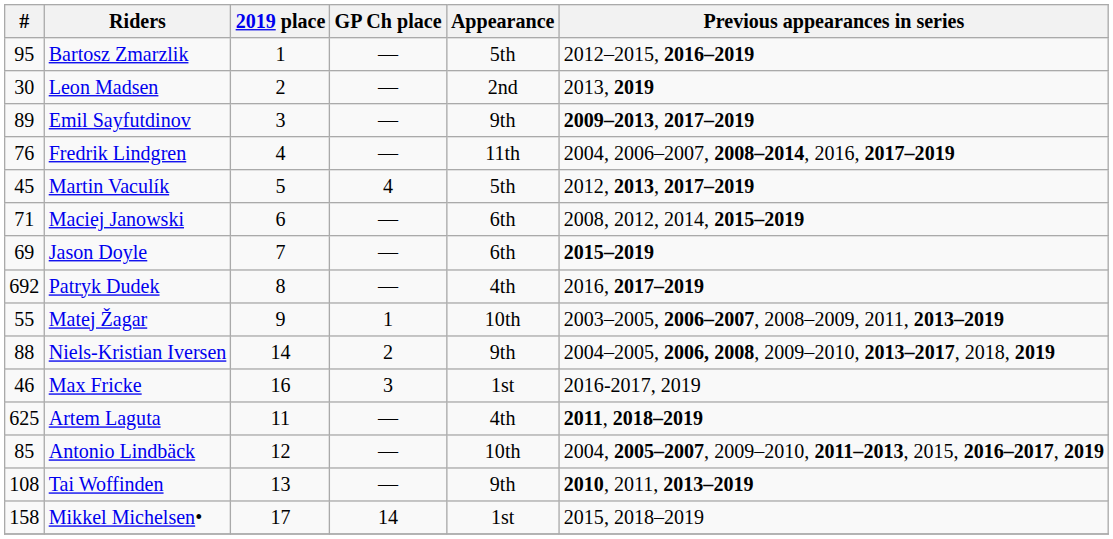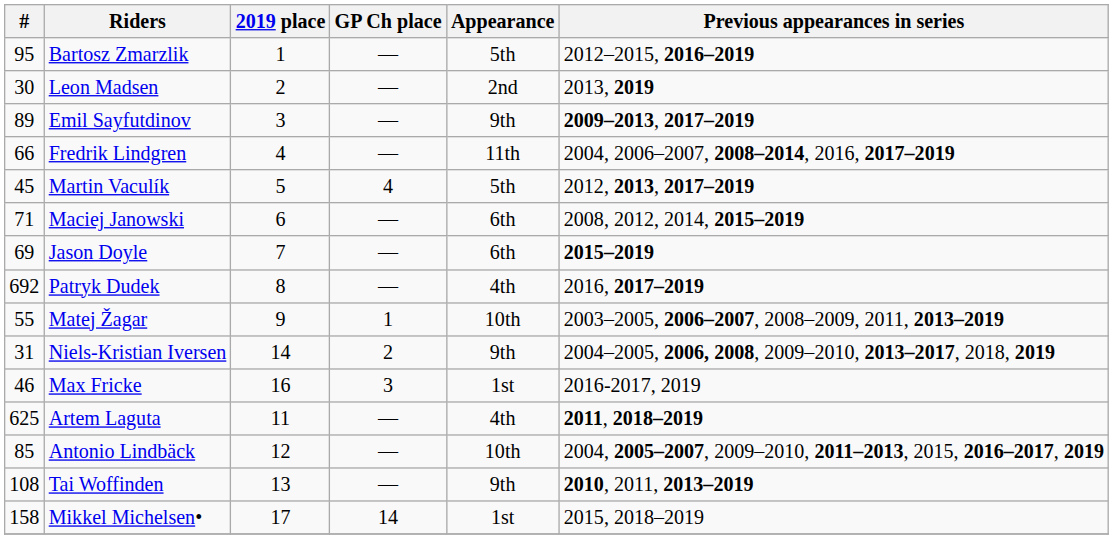(24, 153) 76 -> (24, 153) 66
(24, 352) 88 -> (24, 352) 31
